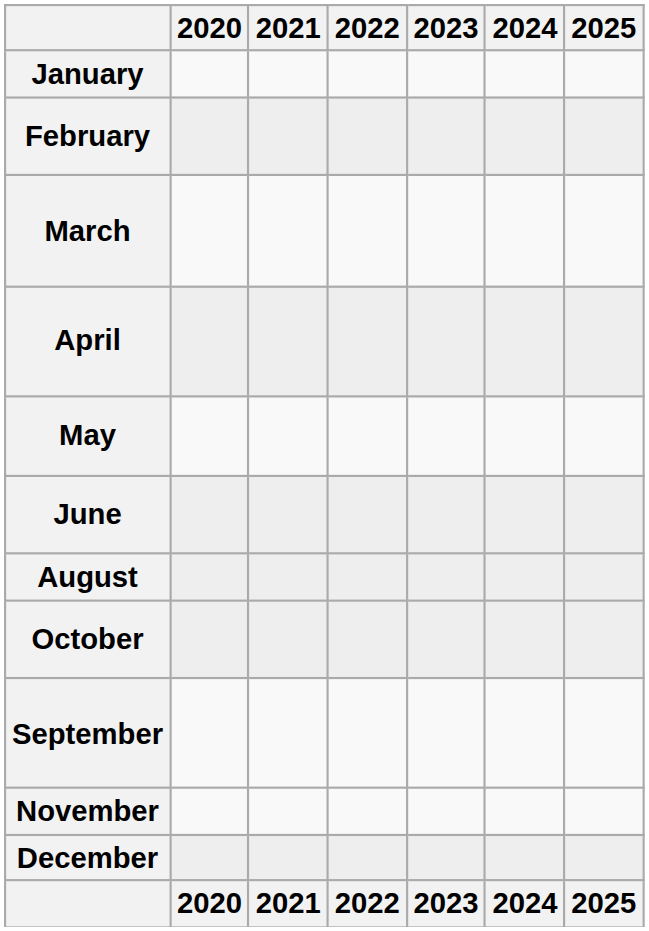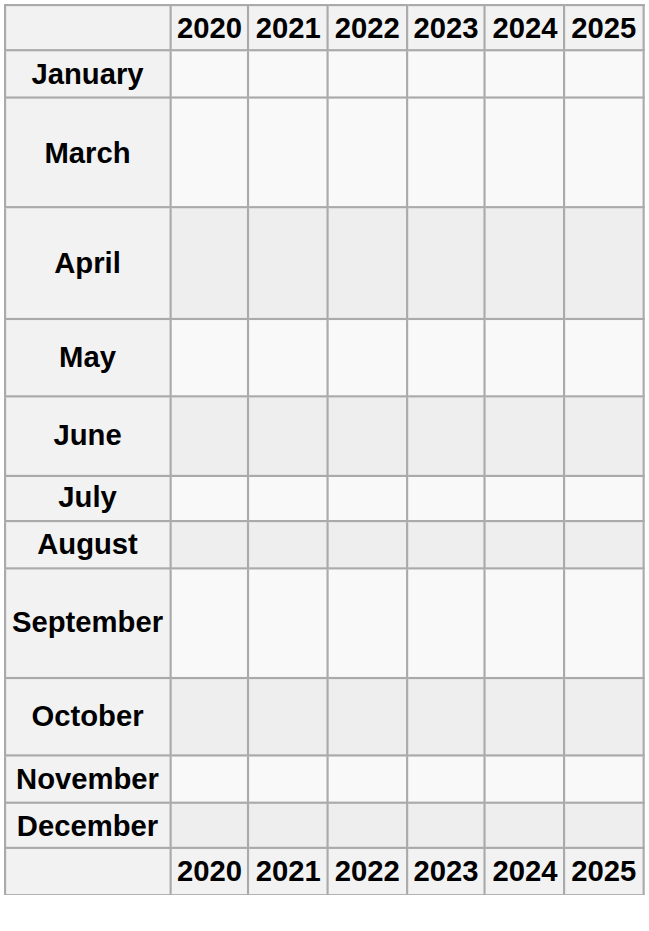- row: (88, 136)
+ row: (88, 498)
rows swapped: (88, 733) <-> (88, 638)
